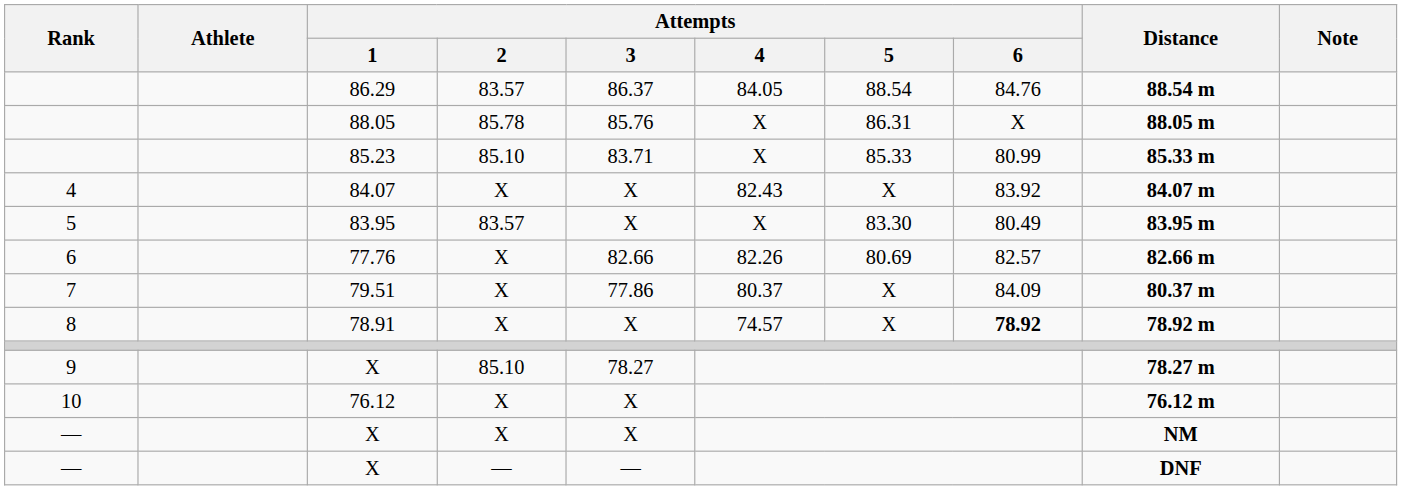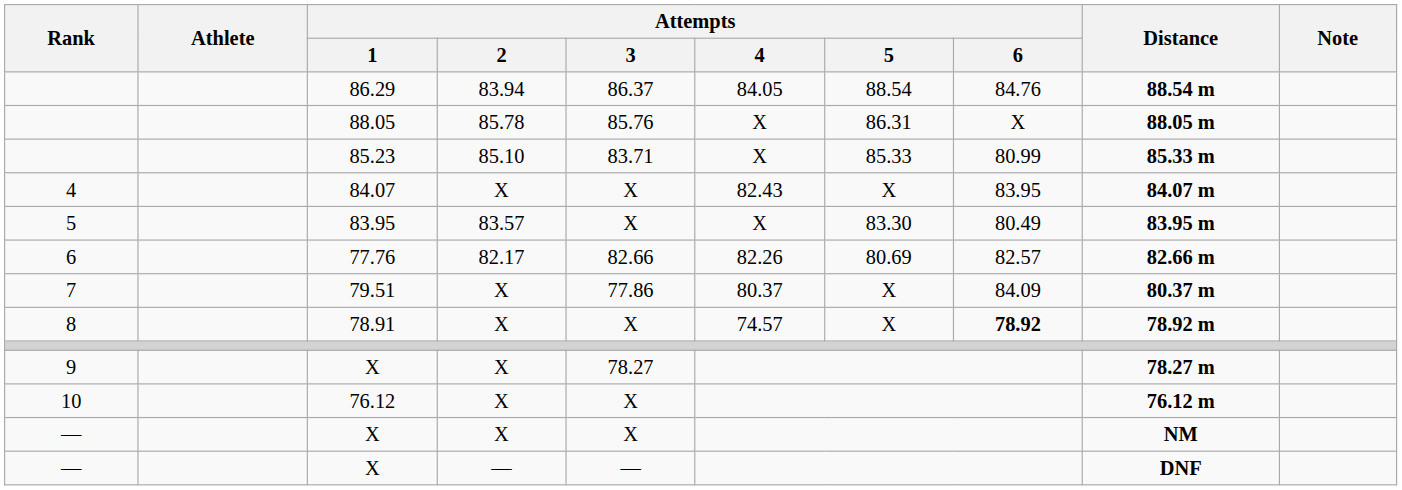(501, 88) 83.57 -> (501, 88) 83.94
(1018, 189) 83.92 -> (1018, 189) 83.95
(501, 256) X -> (501, 256) 82.17
(501, 367) 85.10 -> (501, 367) X
